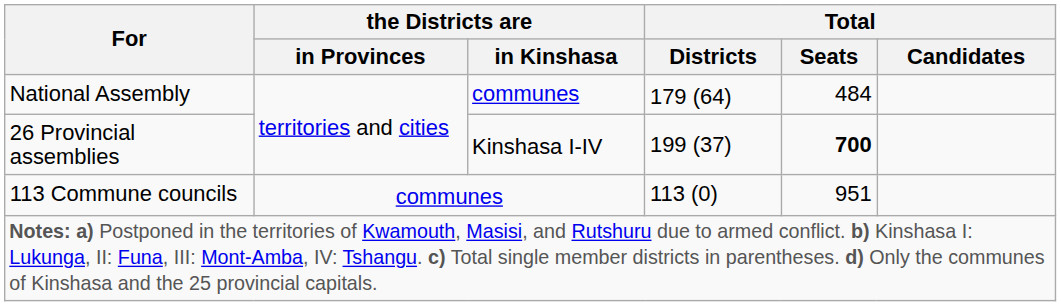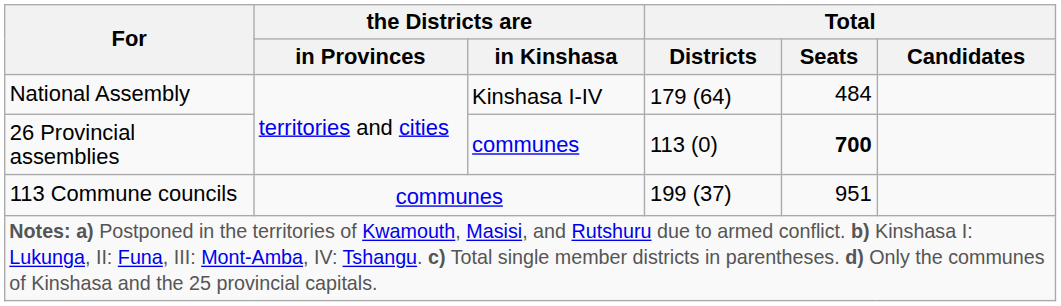(526, 94) communes -> (537, 97) Kinshasa I-IV
(537, 147) Kinshasa I-IV -> (526, 144) communes
(691, 144) 199 (37) -> (684, 144) 113 (0)
(684, 194) 113 (0) -> (691, 194) 199 (37)
